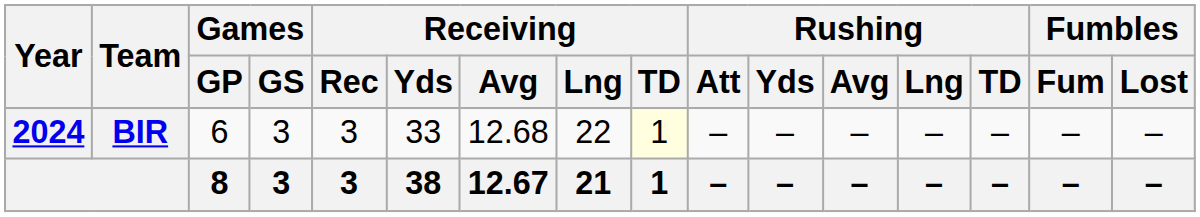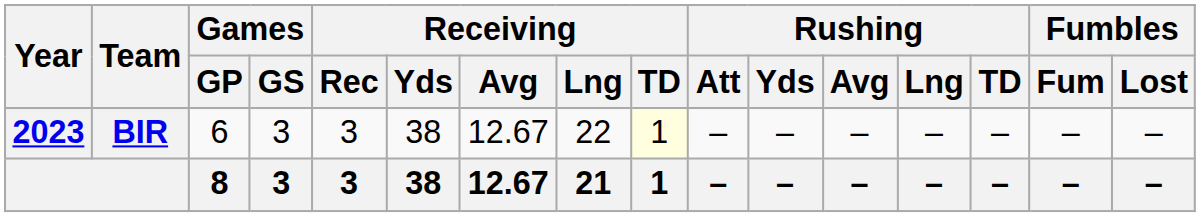(48, 132) 2024 -> (48, 132) 2023
(423, 132) 33 -> (423, 132) 38
(508, 132) 12.68 -> (508, 132) 12.67
